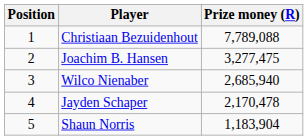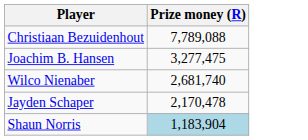- column: (31, 15)
(252, 80) 2,685,940 -> (198, 80) 2,681,740
(252, 124) no background -> (198, 124) lightblue background
